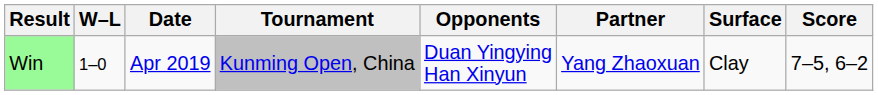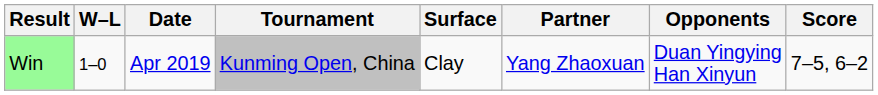columns swapped: (745, 20) <-> (488, 20)
